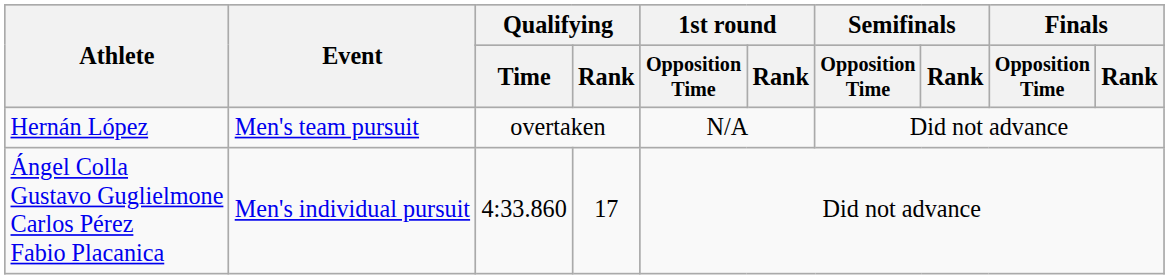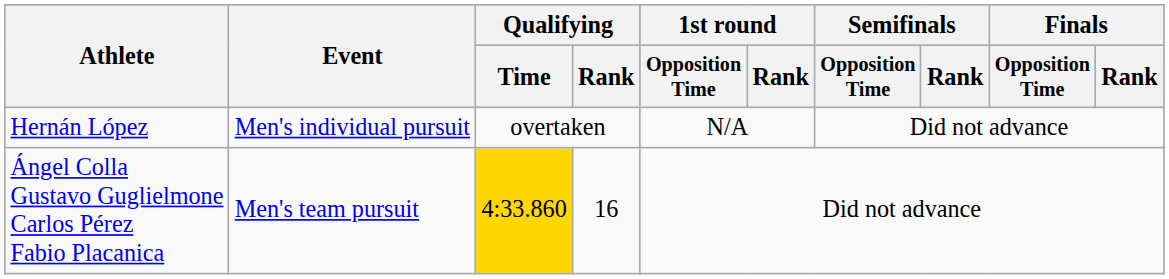(327, 127) Men's team pursuit -> (352, 127) Men's individual pursuit
(352, 210) Men's individual pursuit -> (327, 210) Men's team pursuit
(524, 210) no background -> (524, 210) gold background
(606, 210) 17 -> (606, 210) 16
